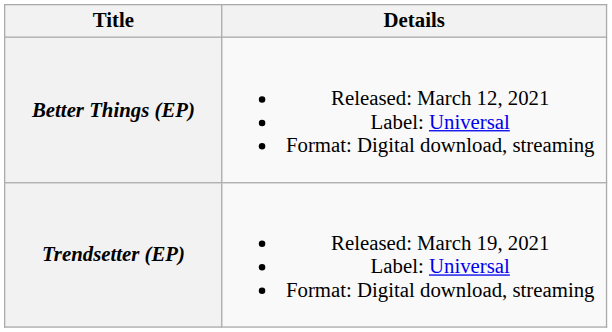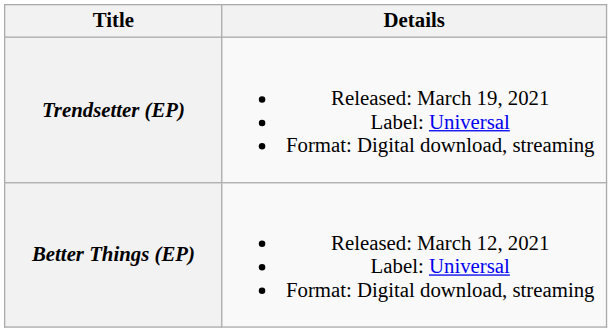rows swapped: (113, 109) <-> (113, 254)
